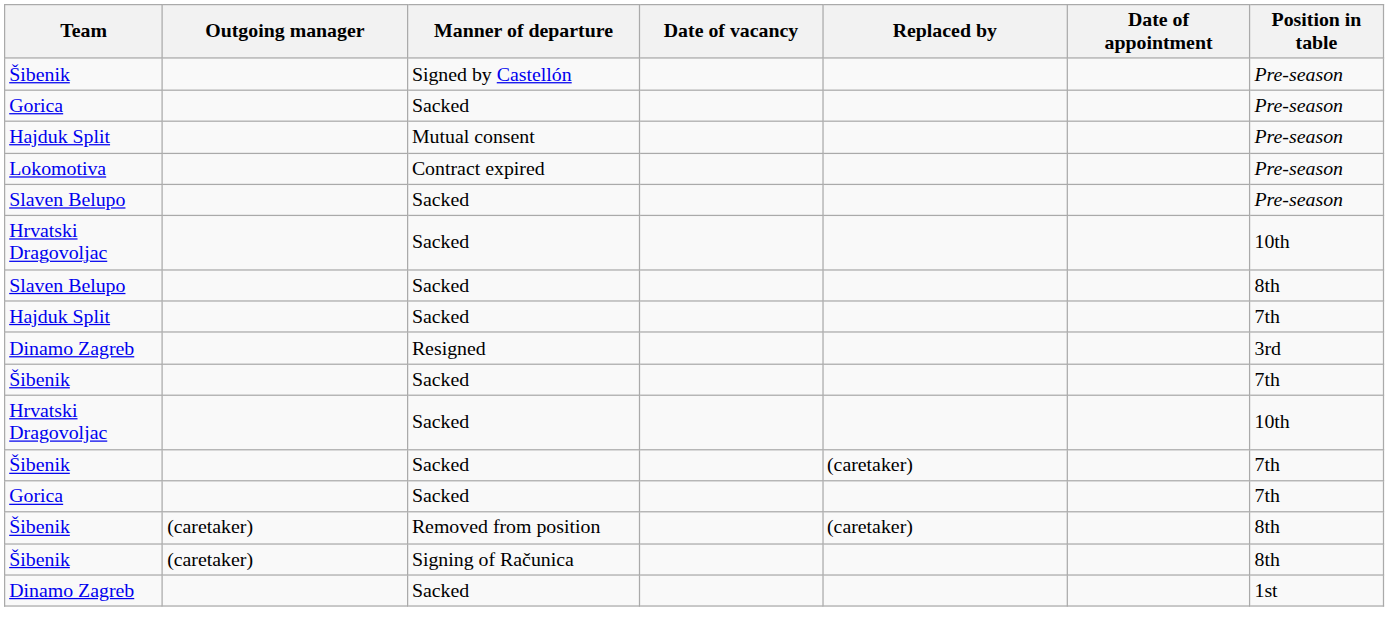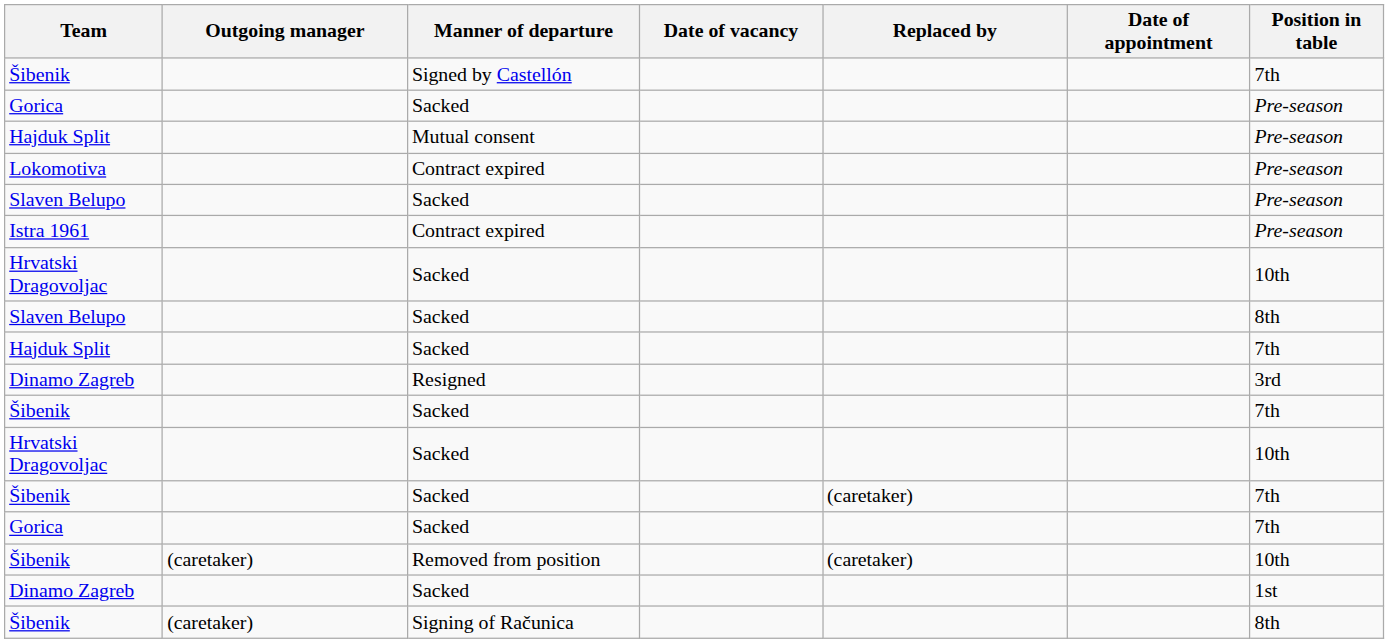(1299, 74) Pre-season -> (1267, 74) 7th
+ row: (49, 231)
(1267, 527) 8th -> (1272, 559) 10th
rows swapped: (40, 559) <-> (72, 590)
